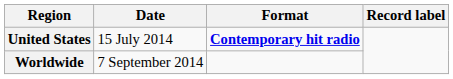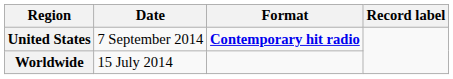(135, 39) 15 July 2014 -> (150, 39) 7 September 2014
(150, 62) 7 September 2014 -> (135, 62) 15 July 2014
